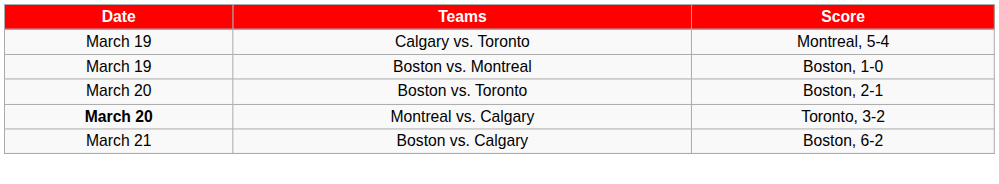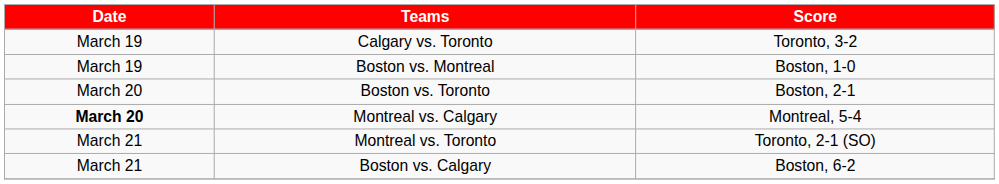(843, 41) Montreal, 5-4 -> (815, 41) Toronto, 3-2
(843, 116) Toronto, 3-2 -> (815, 116) Montreal, 5-4
+ row: (425, 141)
